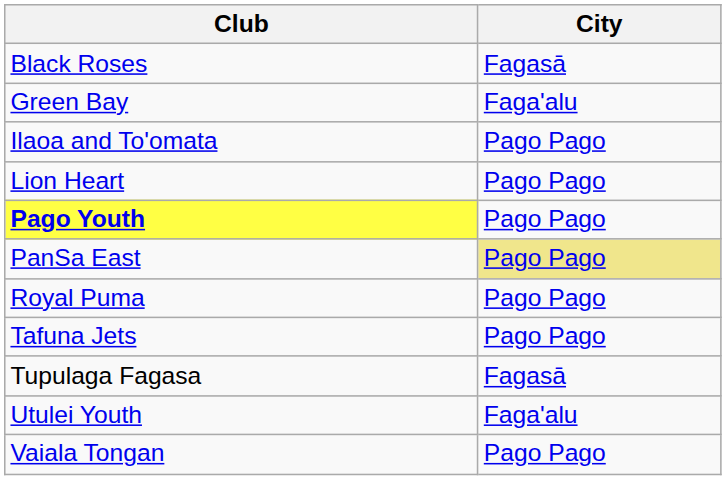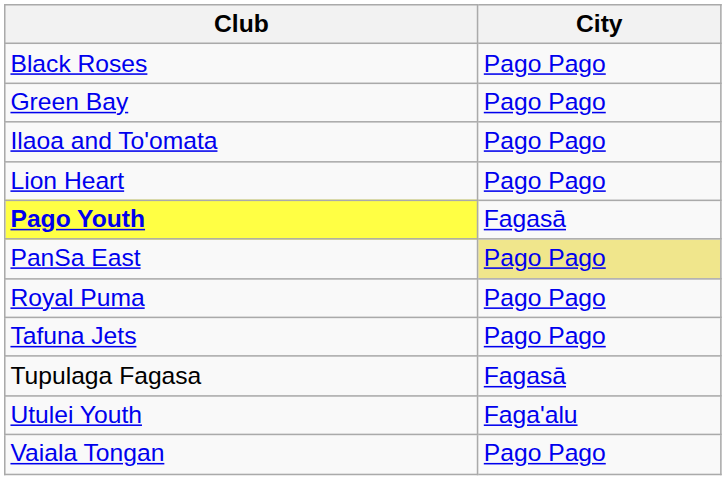(525, 63) Fagasā -> (545, 63) Pago Pago
(531, 102) Faga'alu -> (545, 102) Pago Pago
(545, 219) Pago Pago -> (525, 219) Fagasā
